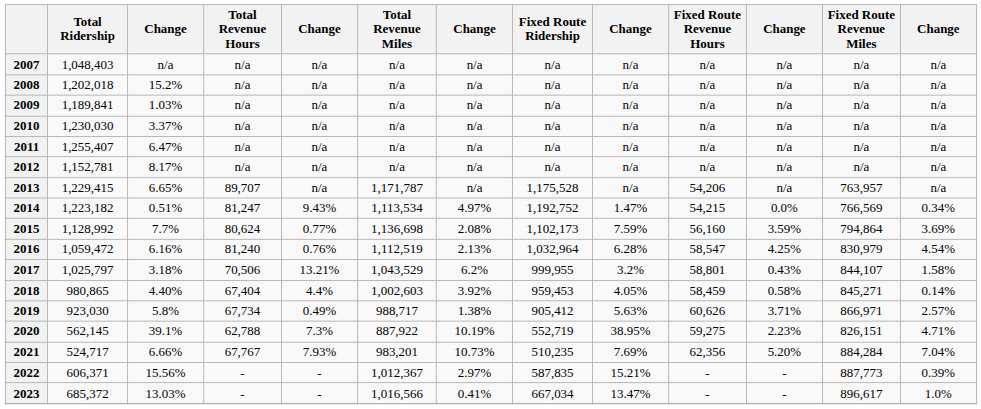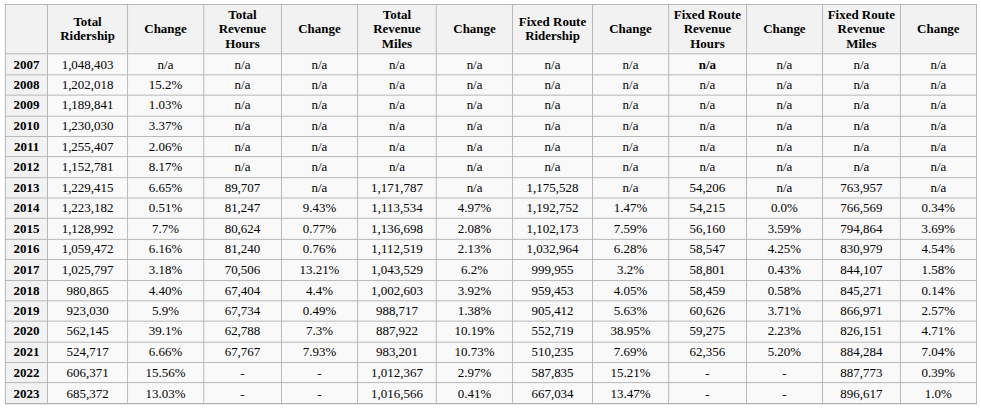(707, 64) normal -> (707, 64) bold
(166, 146) 6.47% -> (166, 146) 2.06%
(166, 311) 5.8% -> (166, 311) 5.9%
